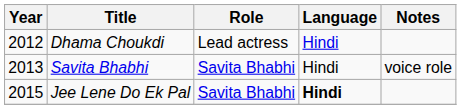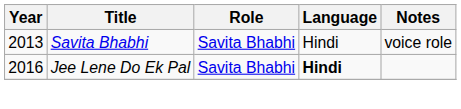- row: (107, 42)
(26, 92) 2015 -> (26, 67) 2016
